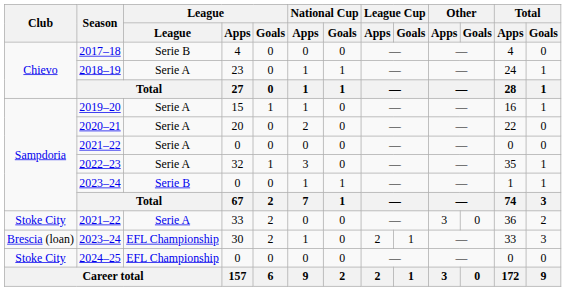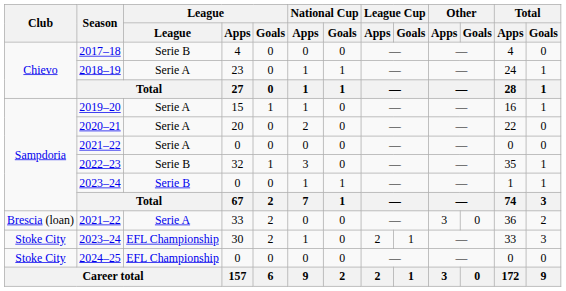(173, 164) Serie A -> (173, 164) Serie B
(40, 220) Stoke City -> (40, 220) Brescia (loan)
(40, 239) Brescia (loan) -> (40, 239) Stoke City
